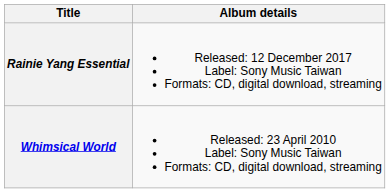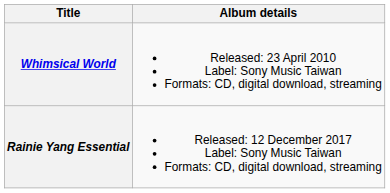rows swapped: (68, 146) <-> (68, 64)
